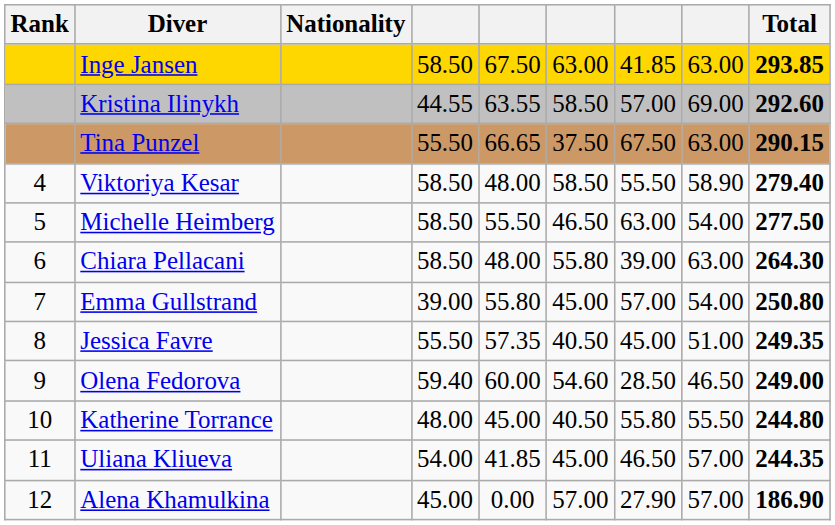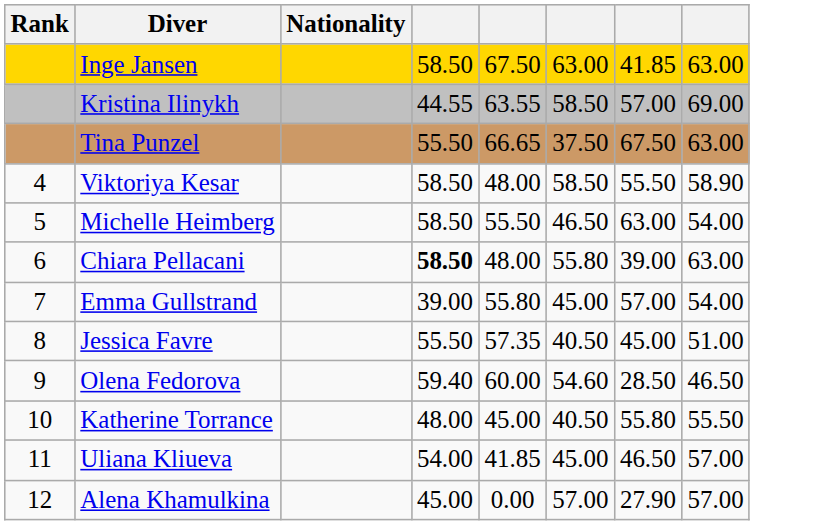- column: (790, 24)
(445, 261) normal -> (445, 261) bold
